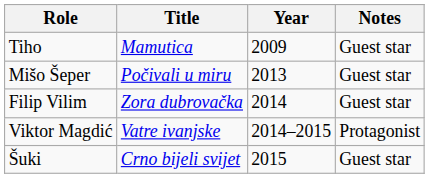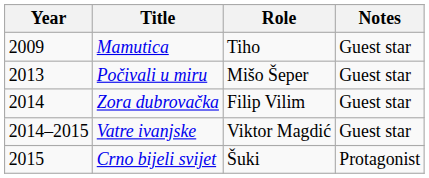columns swapped: (291, 18) <-> (61, 18)
(380, 131) Protagonist -> (375, 131) Guest star
(375, 159) Guest star -> (380, 159) Protagonist
